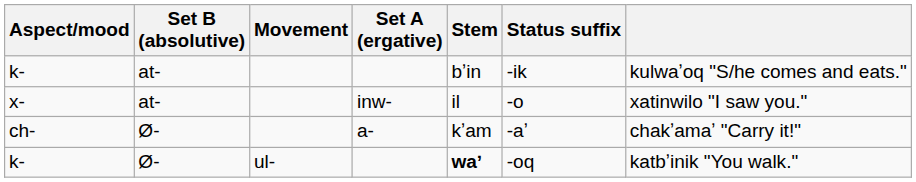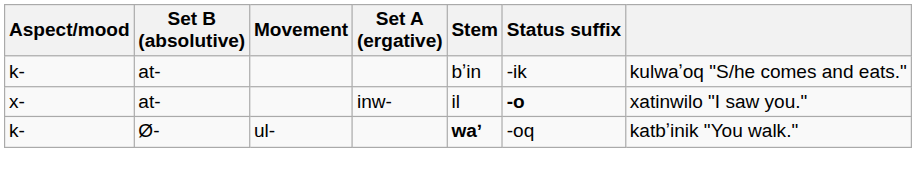(515, 101) normal -> (516, 101) bold
- row: (22, 131)
